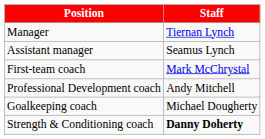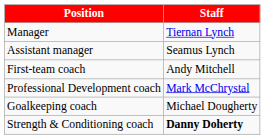(208, 69) Mark McChrystal -> (200, 69) Andy Mitchell
(200, 87) Andy Mitchell -> (208, 87) Mark McChrystal
